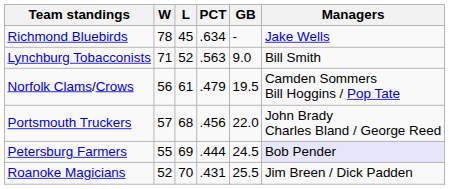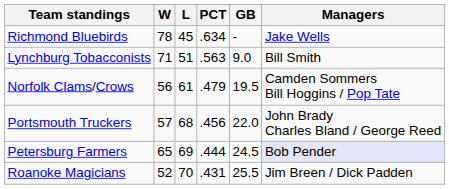(186, 57) 52 -> (186, 57) 51
(165, 151) 55 -> (165, 151) 65
